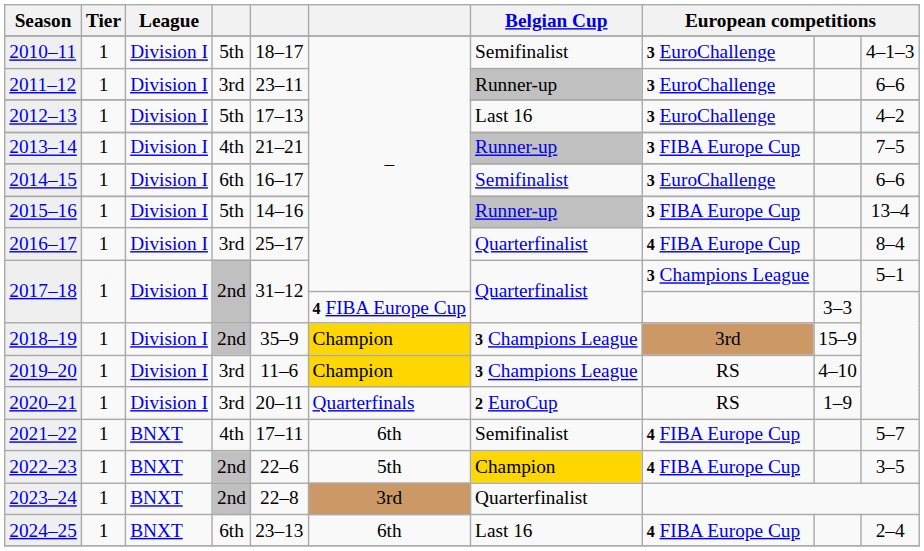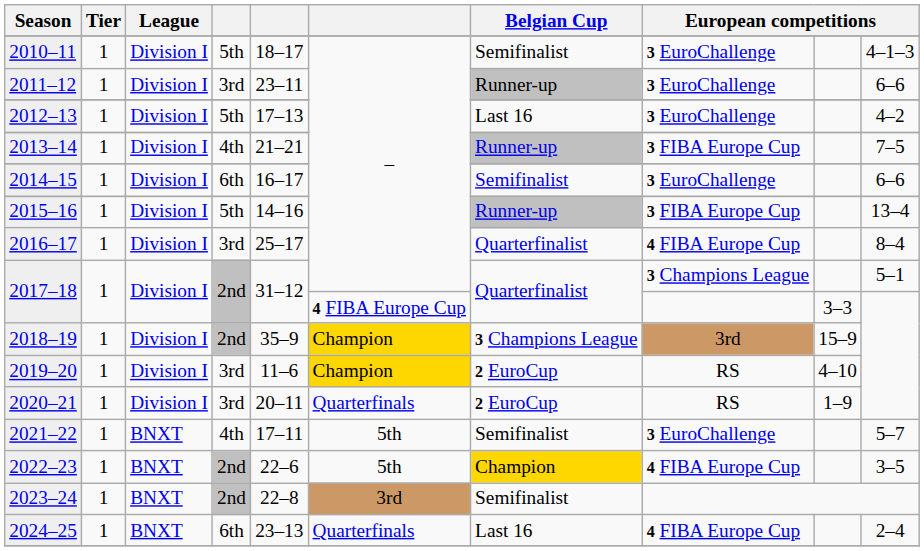(556, 370) 3 Champions League -> (516, 370) 2 EuroCup
(389, 434) 6th -> (389, 434) 5th
(723, 434) 4 FIBA Europe Cup -> (711, 434) 3 EuroChallenge
(531, 497) Quarterfinalist -> (522, 497) Semifinalist
(389, 529) 6th -> (363, 529) Quarterfinals
